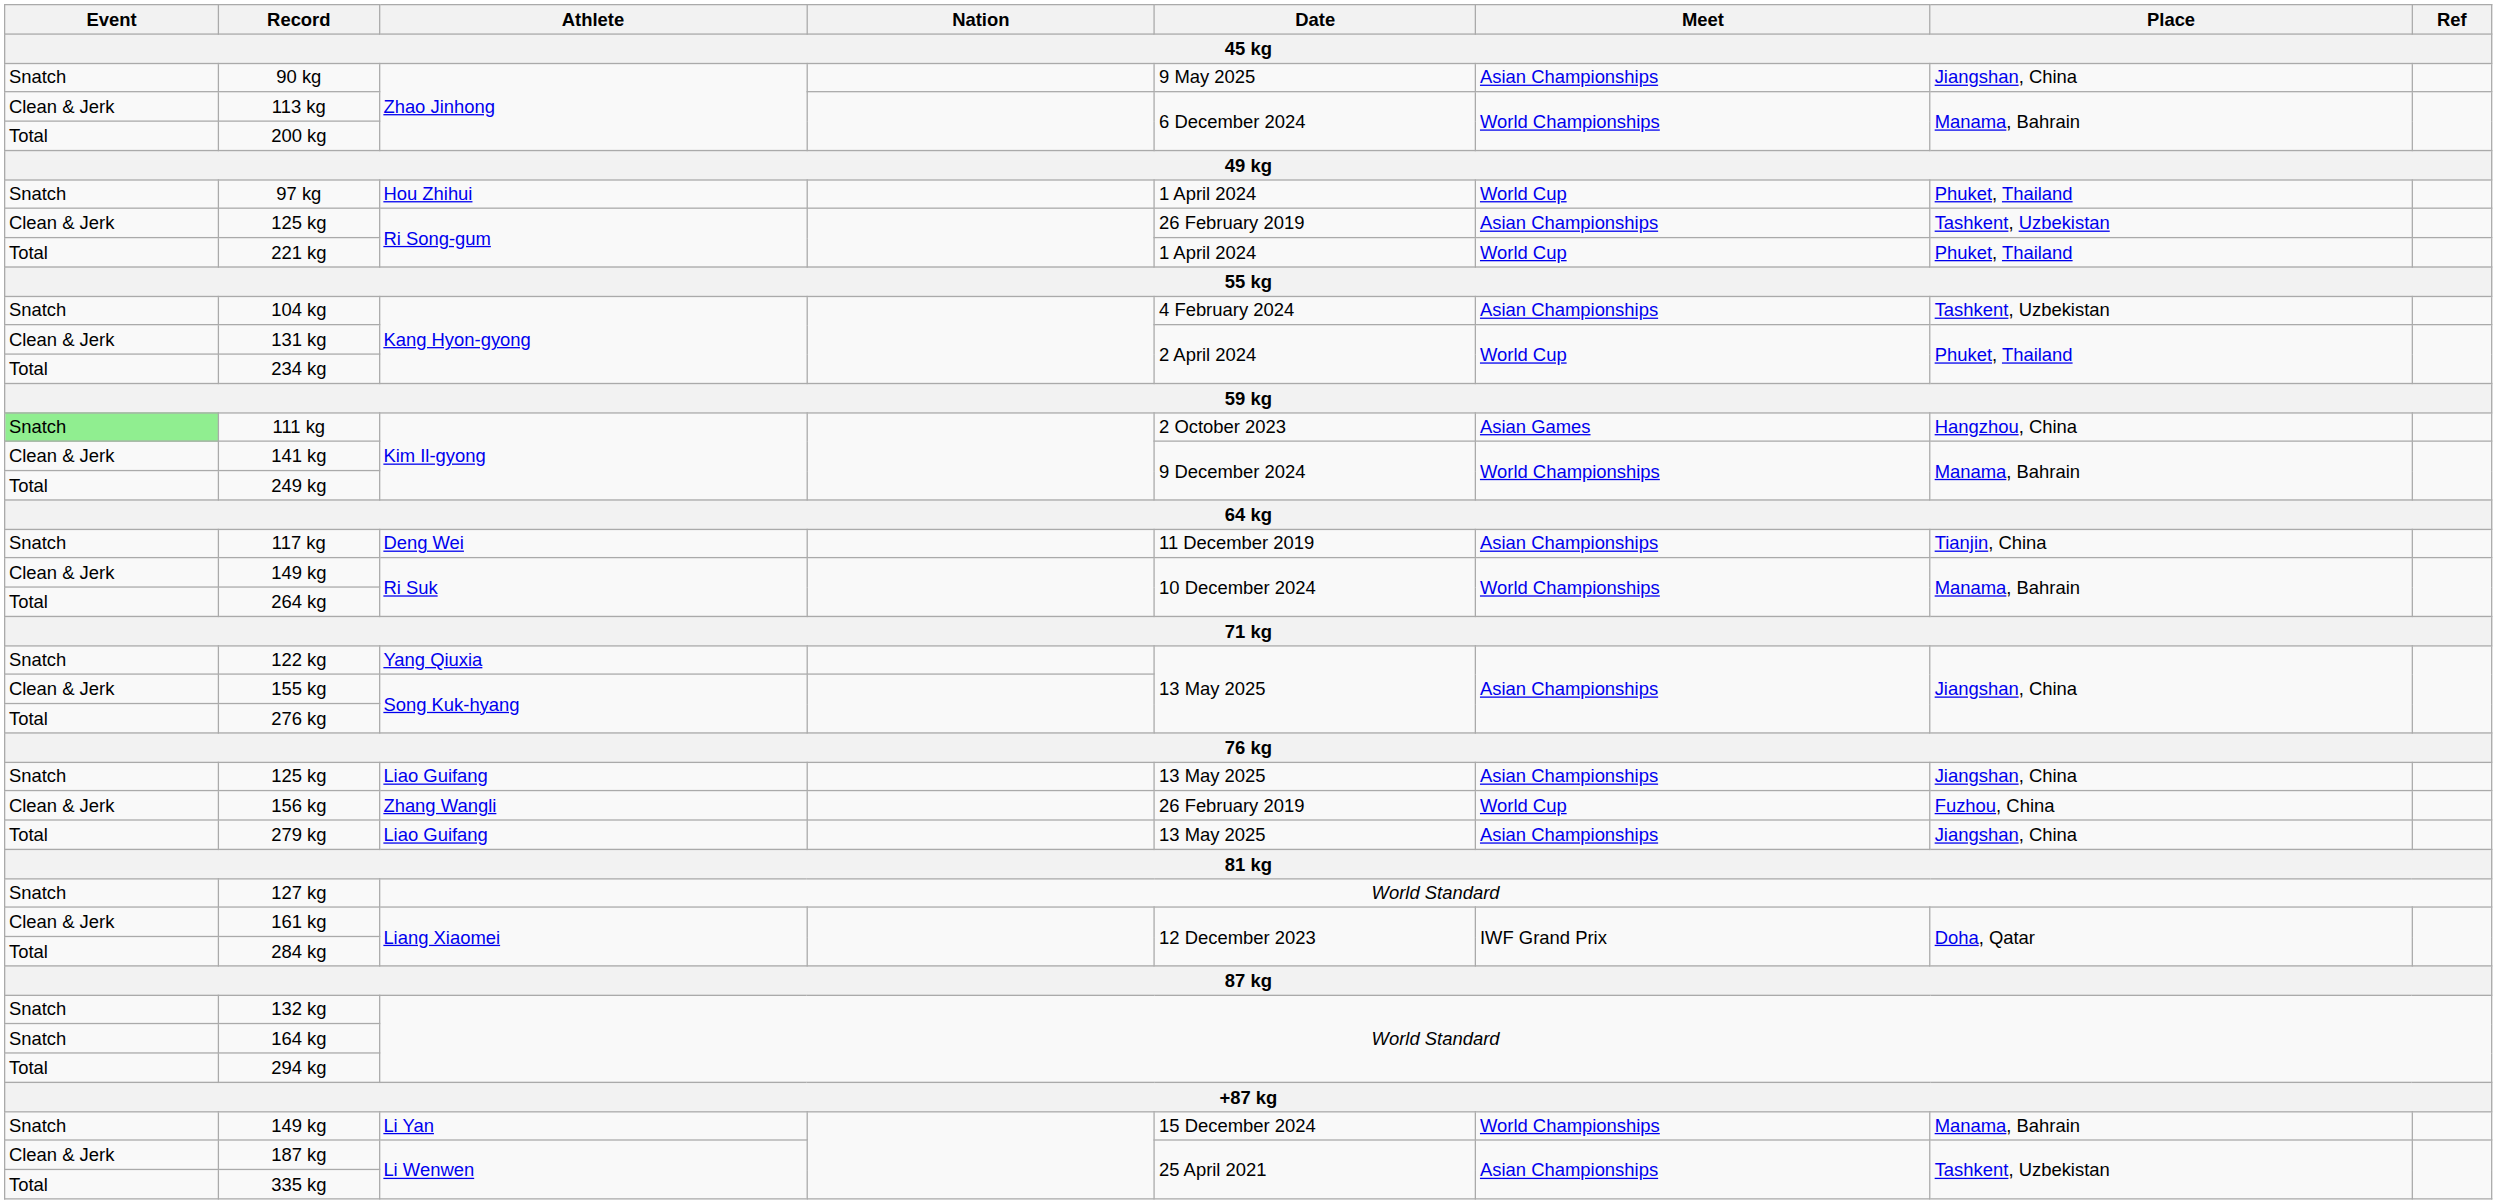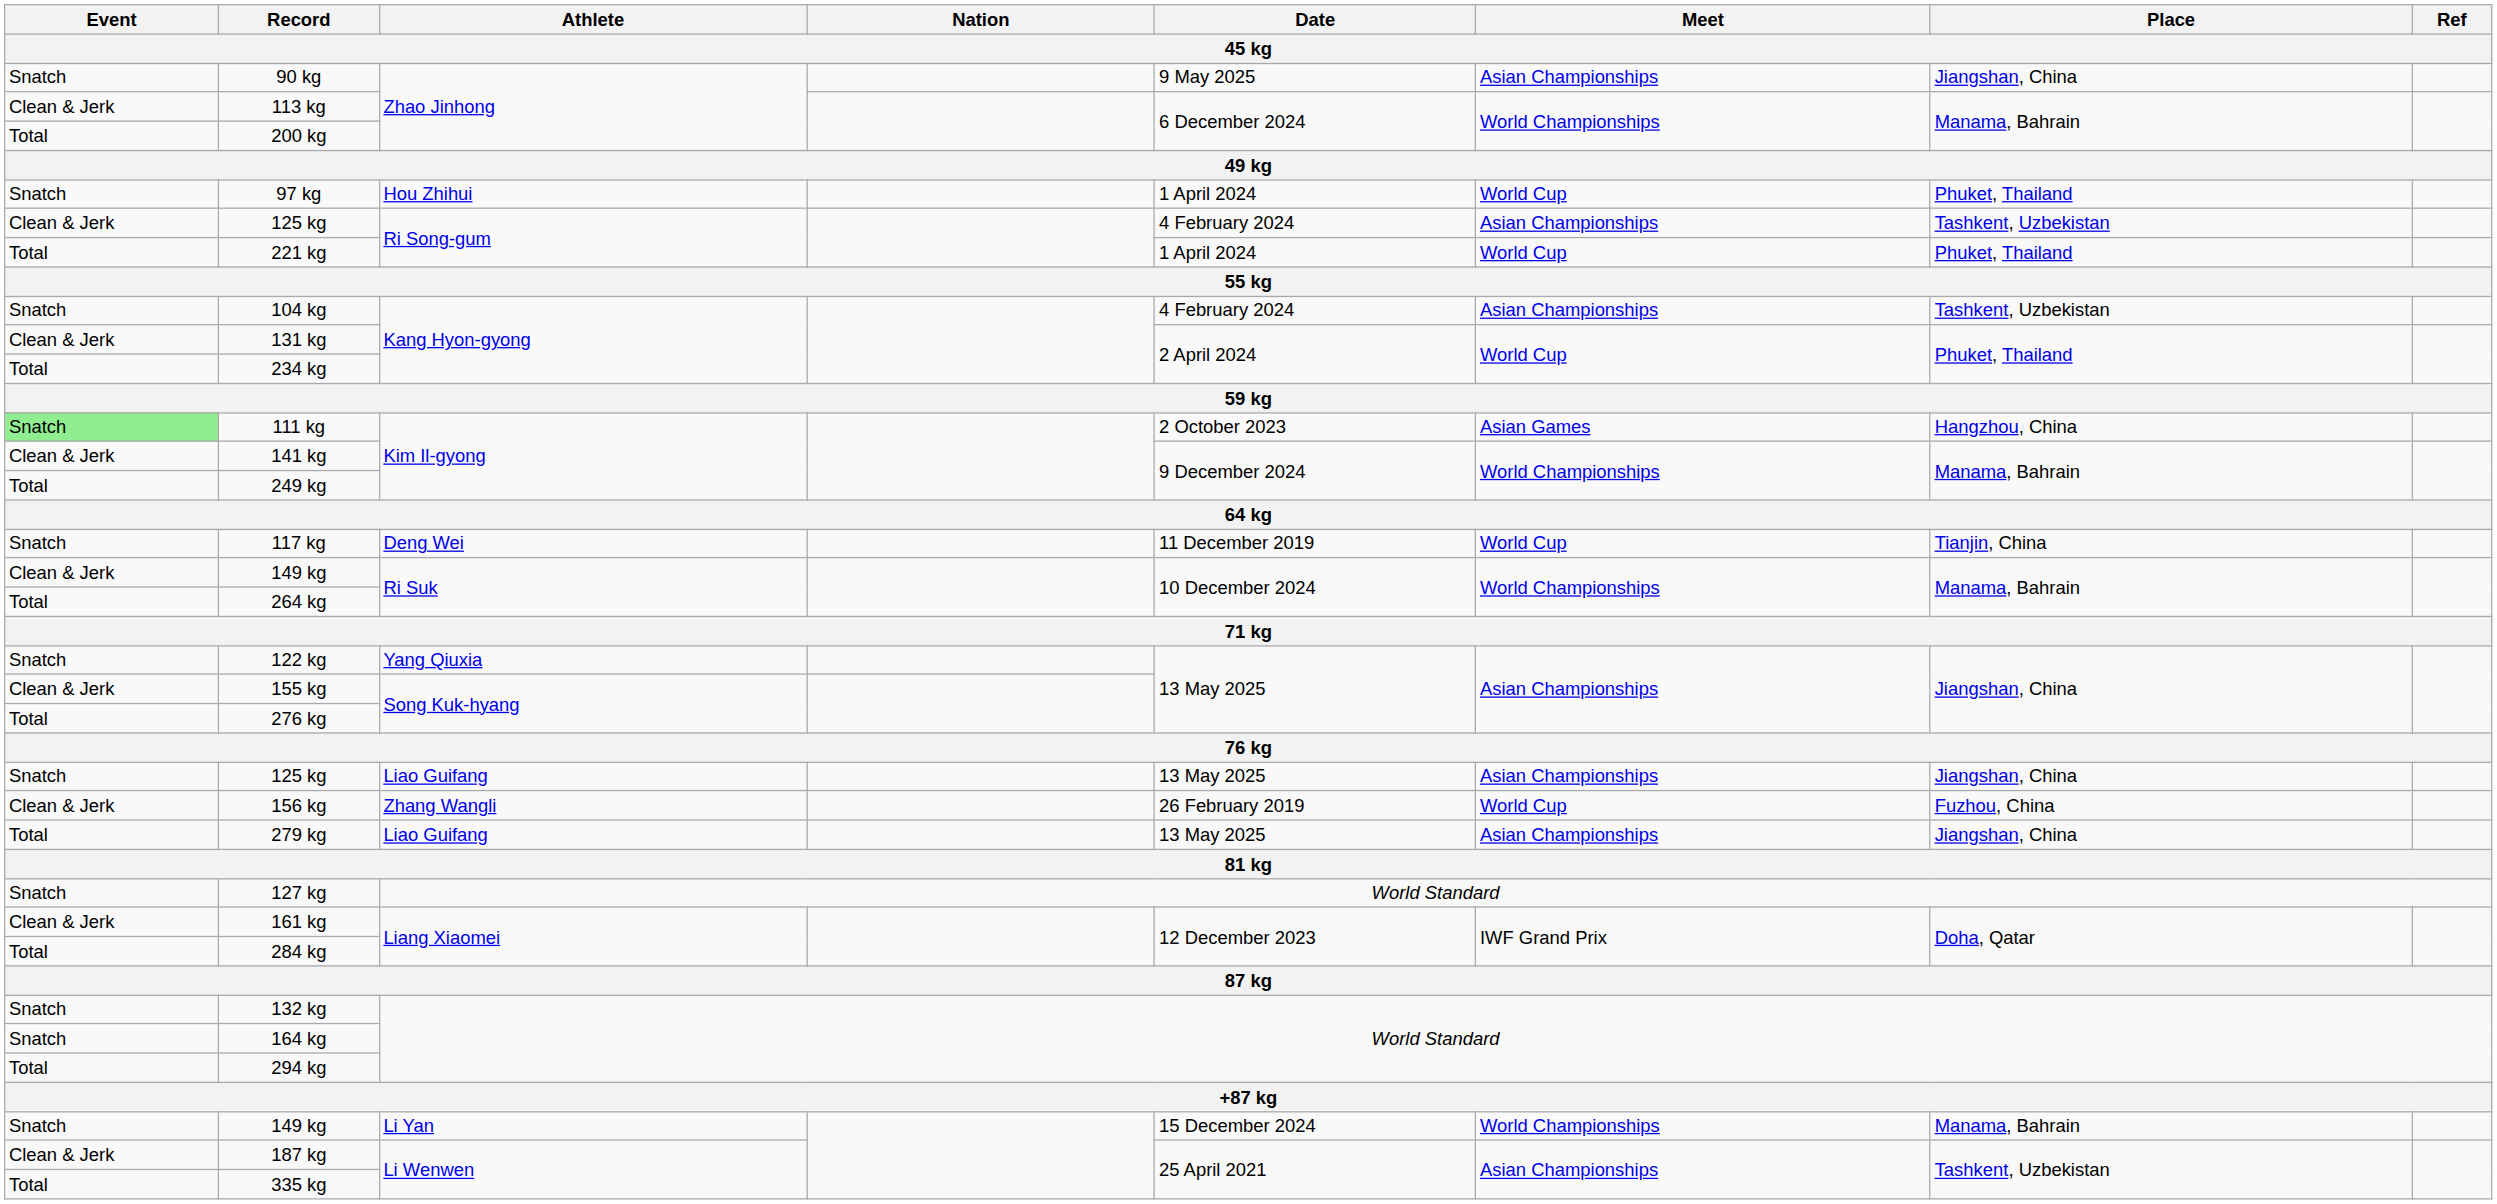(1232, 223) 26 February 2019 -> (1227, 223) 4 February 2024
(1569, 544) Asian Championships -> (1523, 544) World Cup
